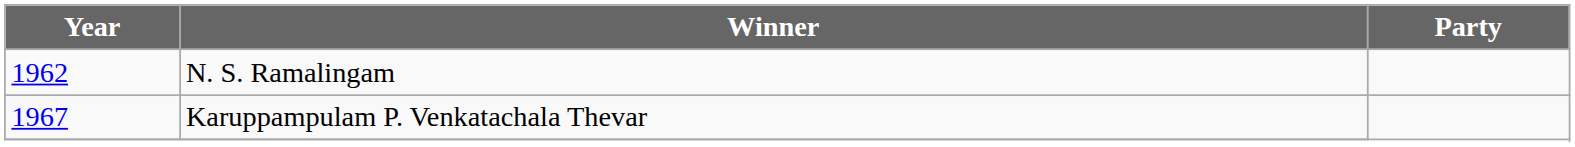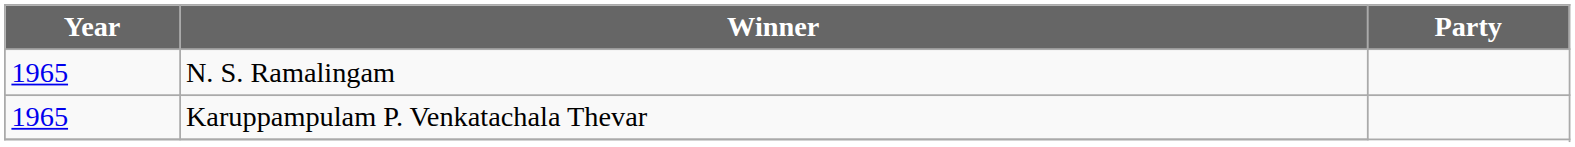(40, 71) 1962 -> (40, 71) 1965
(40, 116) 1967 -> (40, 116) 1965
